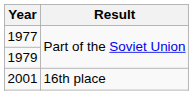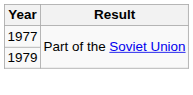- row: (22, 79)
